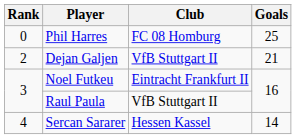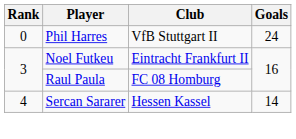(176, 36) FC 08 Homburg -> (175, 36) VfB Stuttgart II
(271, 36) 25 -> (271, 36) 24
- row: (82, 58)
(175, 101) VfB Stuttgart II -> (176, 79) FC 08 Homburg
